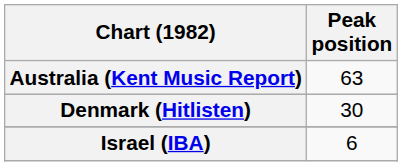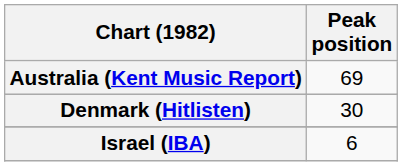(352, 77) 63 -> (352, 77) 69
